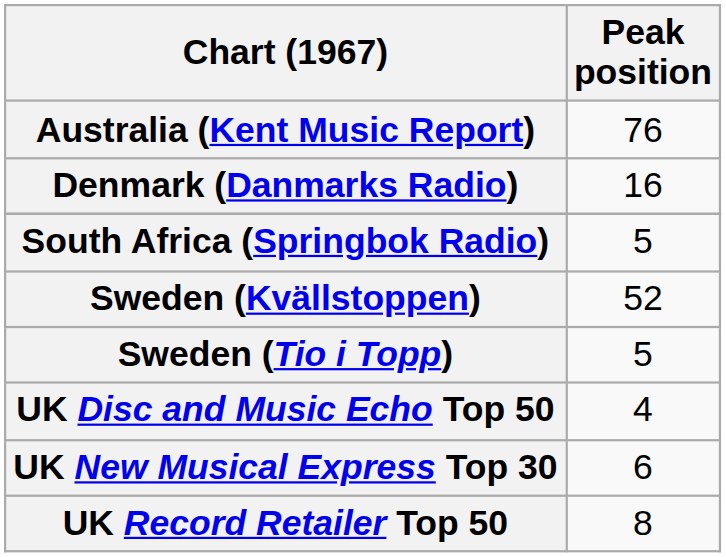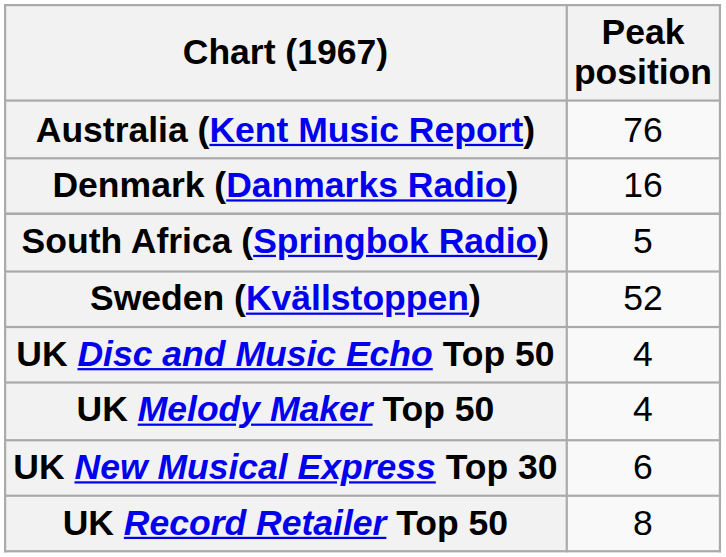- row: (285, 354)
+ row: (285, 410)
